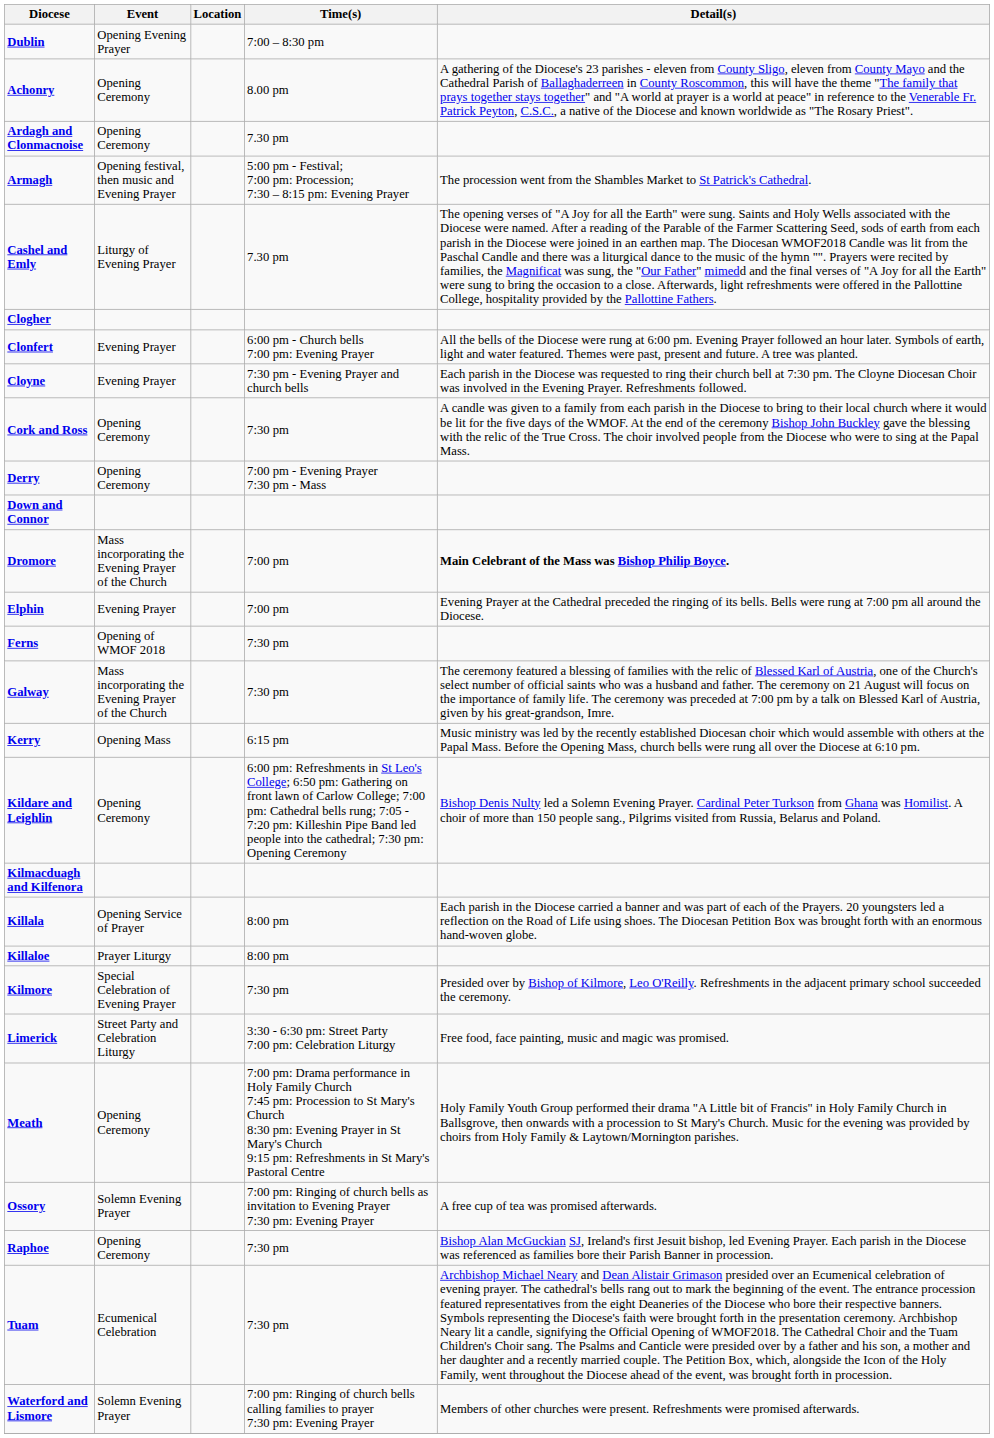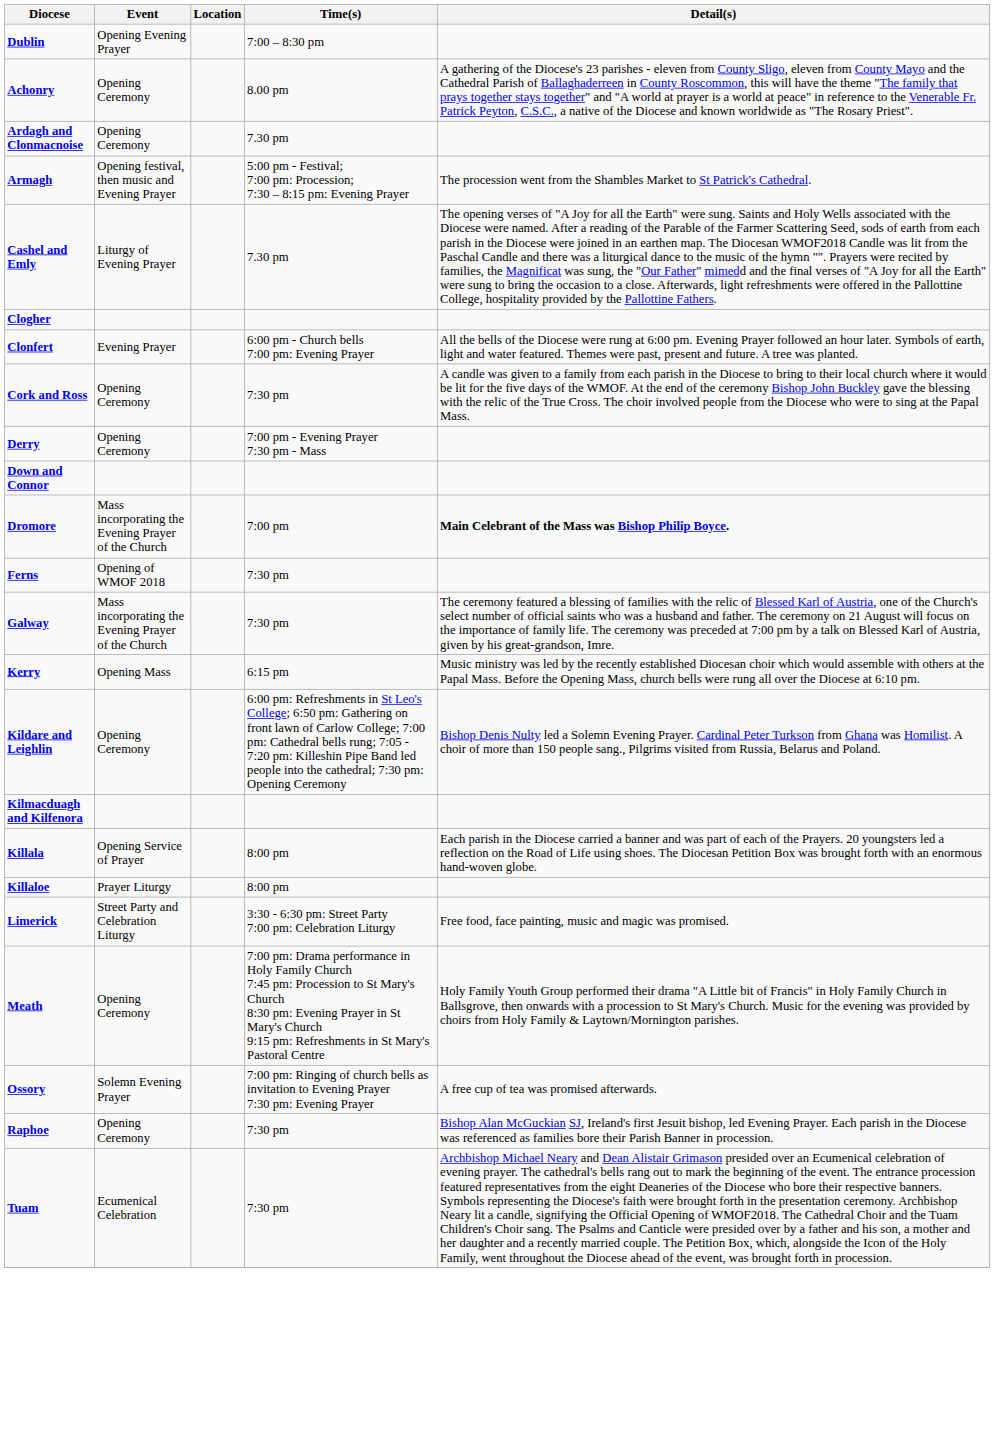- row: (26, 381)
- row: (26, 609)
- row: (30, 990)
- row: (48, 1408)
